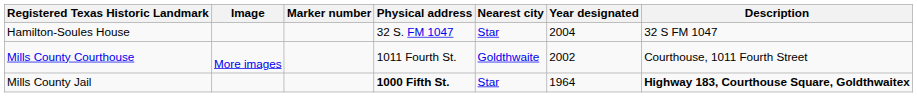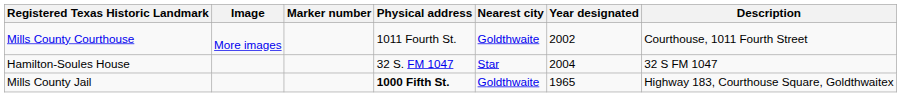rows swapped: (68, 32) <-> (71, 57)
(488, 82) Star -> (508, 82) Goldthwaite
(562, 82) 1964 -> (562, 82) 1965
(777, 82) bold -> (769, 82) normal
